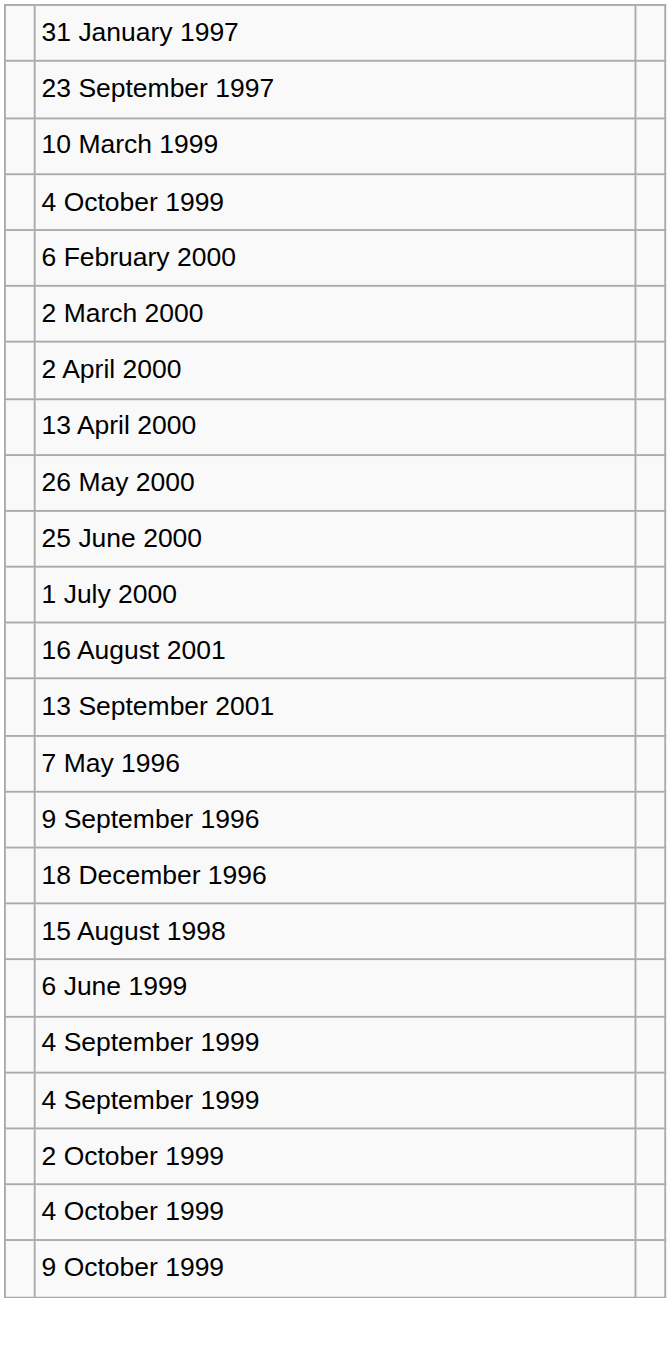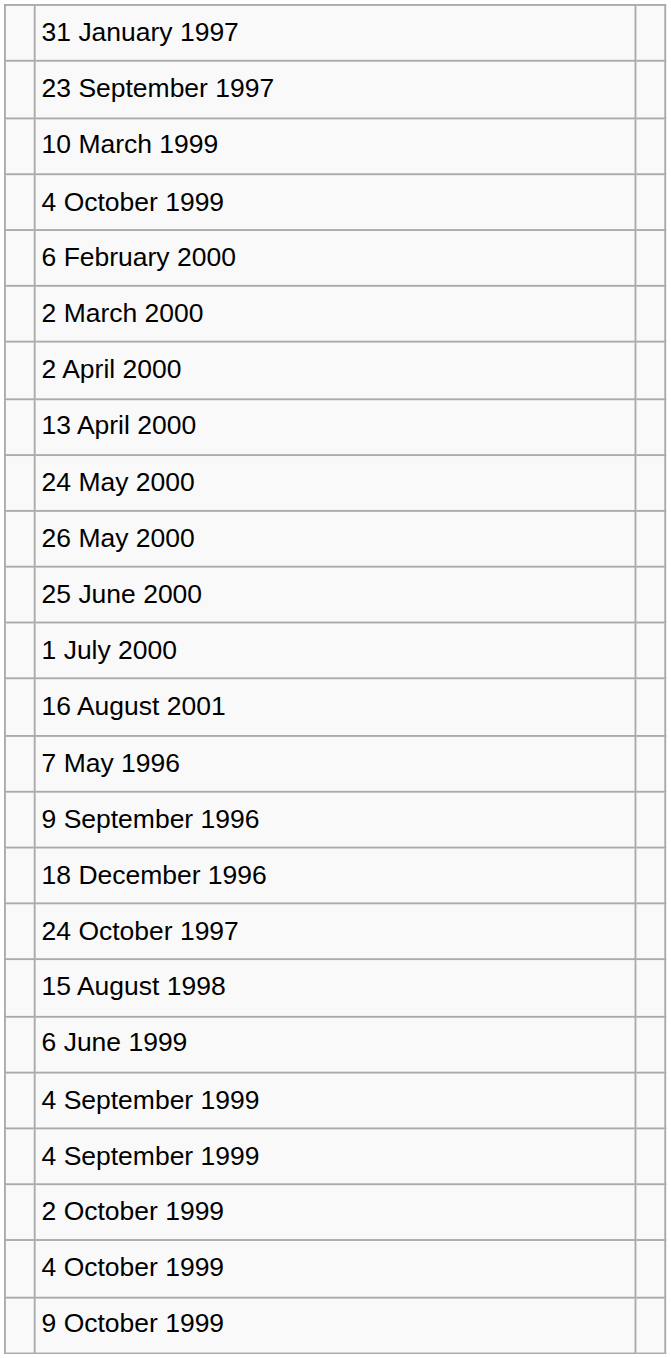+ row: (20, 483)
- row: (20, 707)
+ row: (20, 932)
